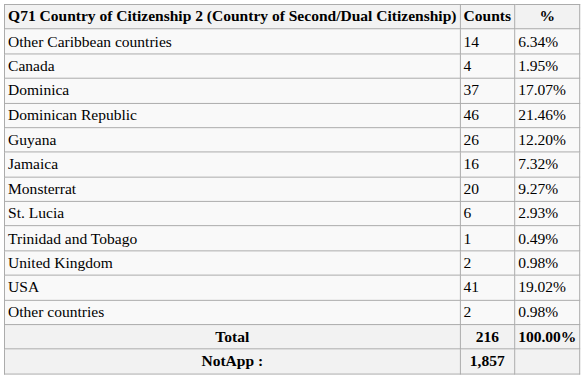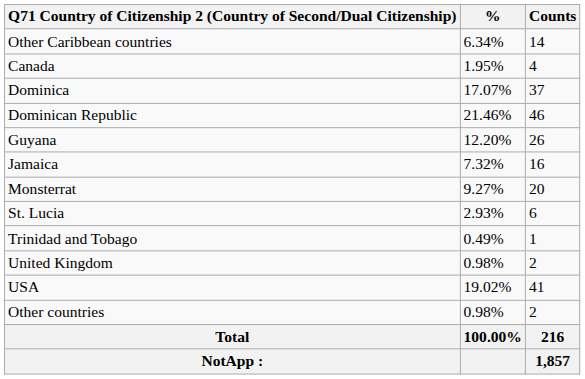columns swapped: (487, 16) <-> (547, 16)
